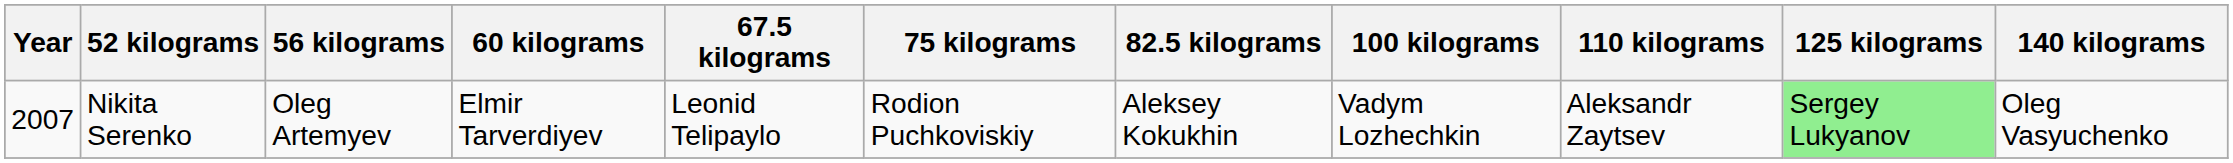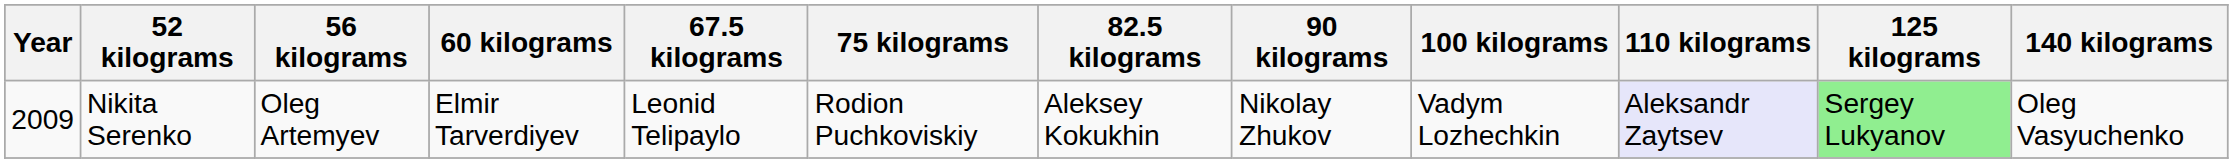+ column: (1322, 42)
(43, 119) 2007 -> (43, 119) 2009
(1629, 119) no background -> (1687, 119) lavender background
